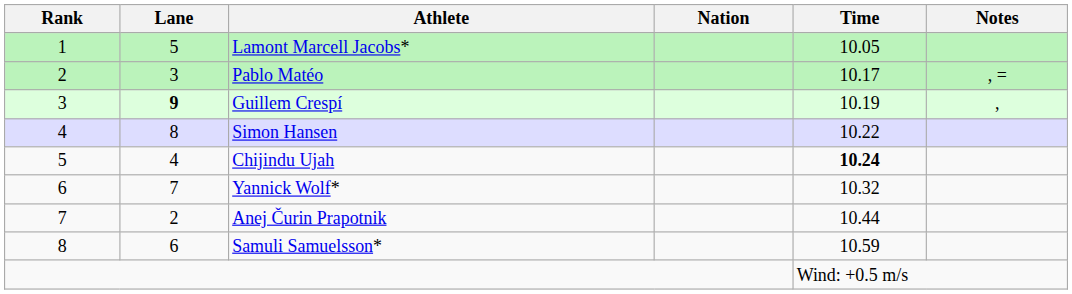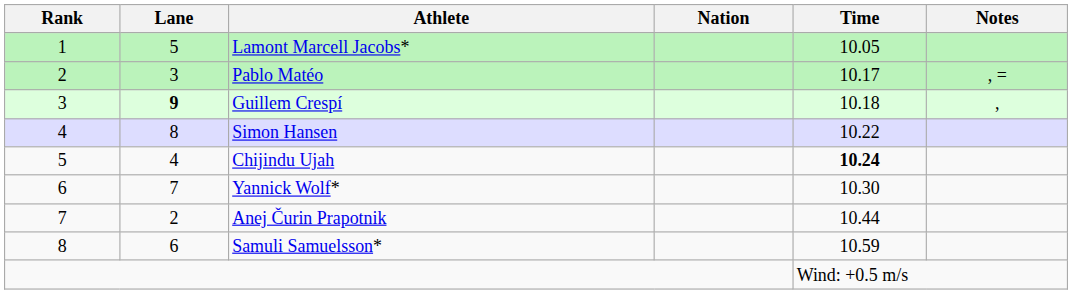(860, 103) 10.19 -> (860, 103) 10.18
(860, 189) 10.32 -> (860, 189) 10.30
